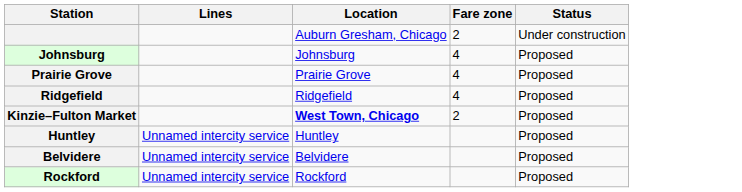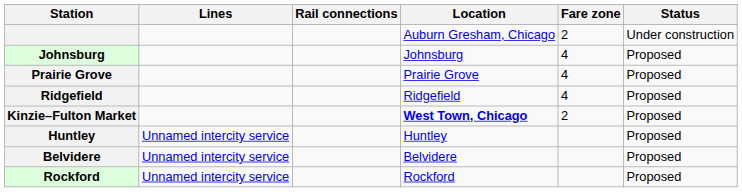+ column: (346, 14)
